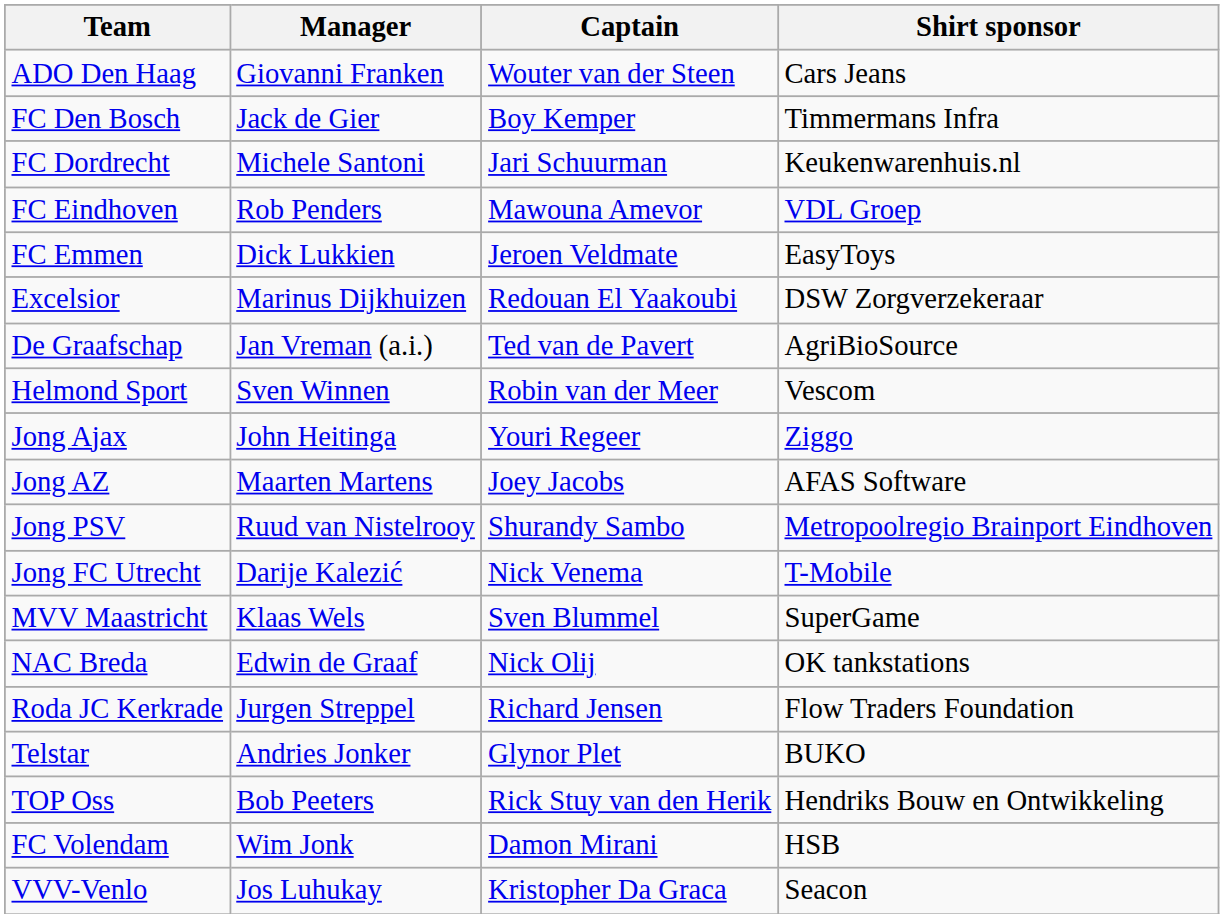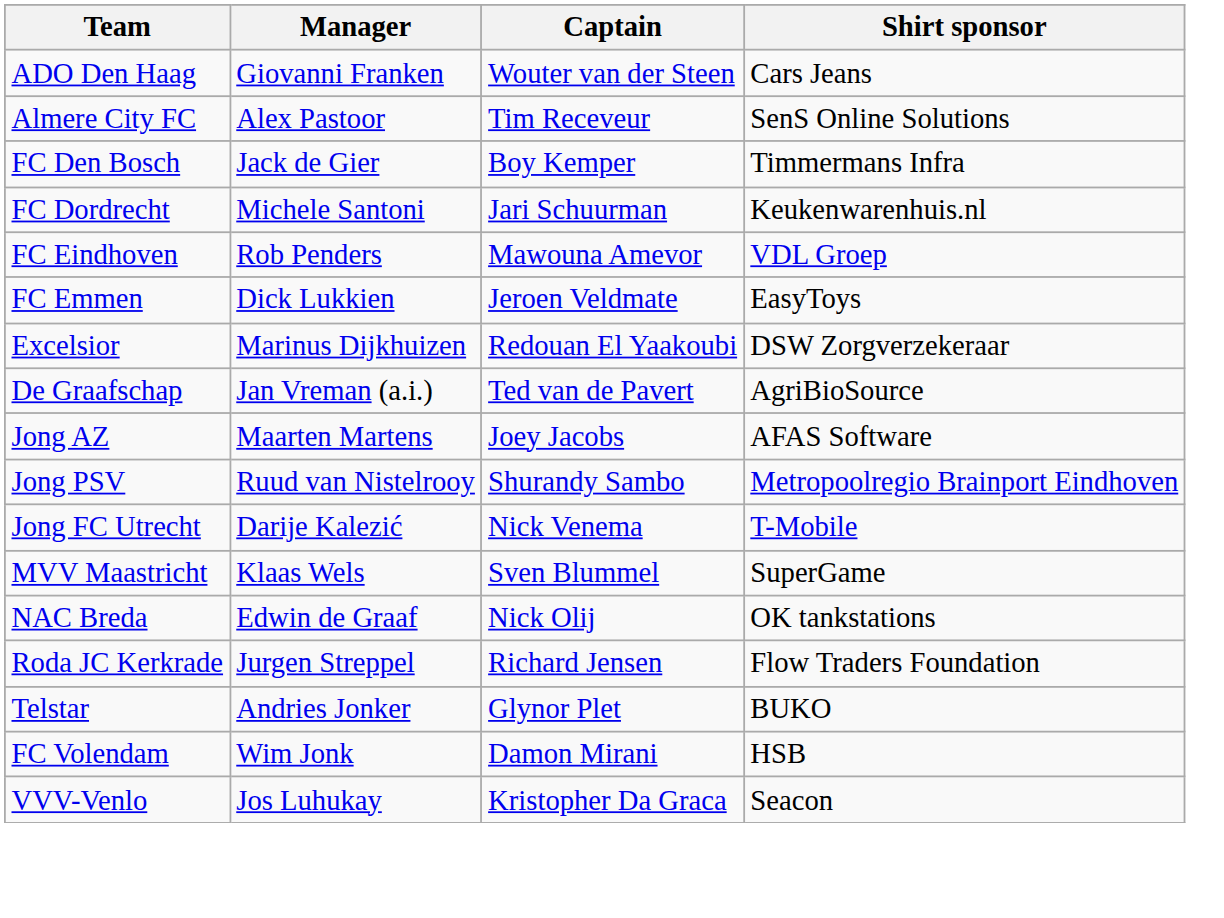+ row: (104, 118)
- row: (99, 390)
- row: (69, 436)
- row: (63, 799)
